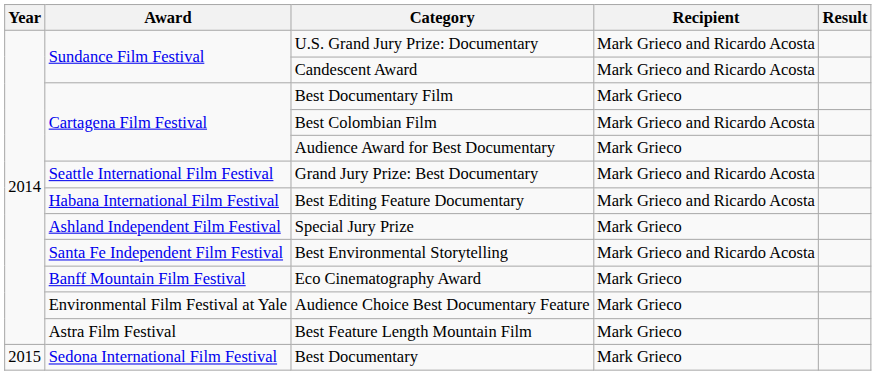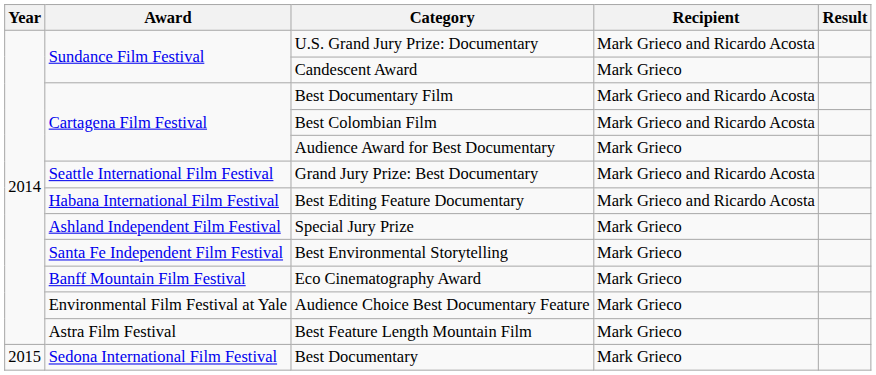(706, 69) Mark Grieco and Ricardo Acosta -> (639, 69) Mark Grieco
(639, 95) Mark Grieco -> (706, 95) Mark Grieco and Ricardo Acosta
(706, 252) Mark Grieco and Ricardo Acosta -> (639, 252) Mark Grieco
